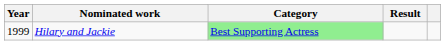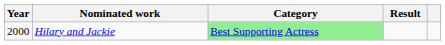(18, 31) 1999 -> (18, 31) 2000
